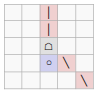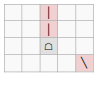- row: (49, 63)
